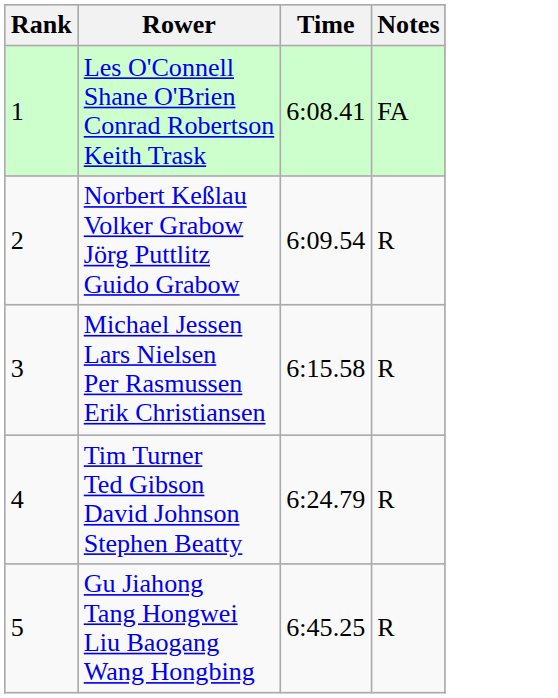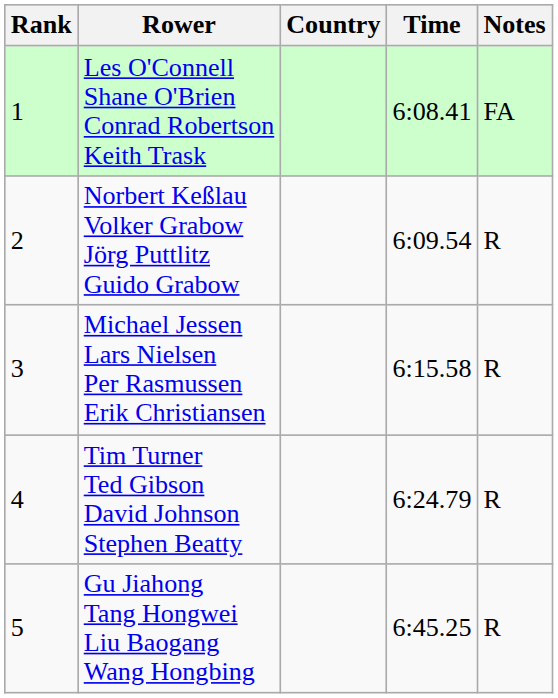+ column: (333, 25)
